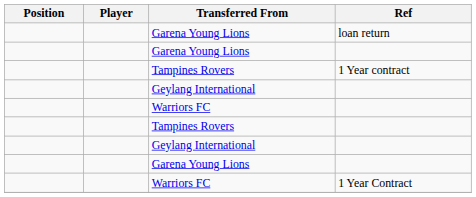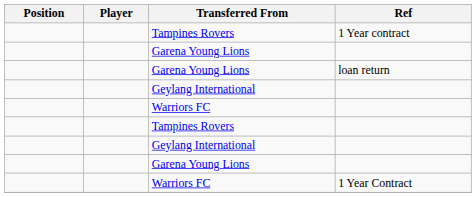rows swapped: (201, 32) <-> (193, 70)
